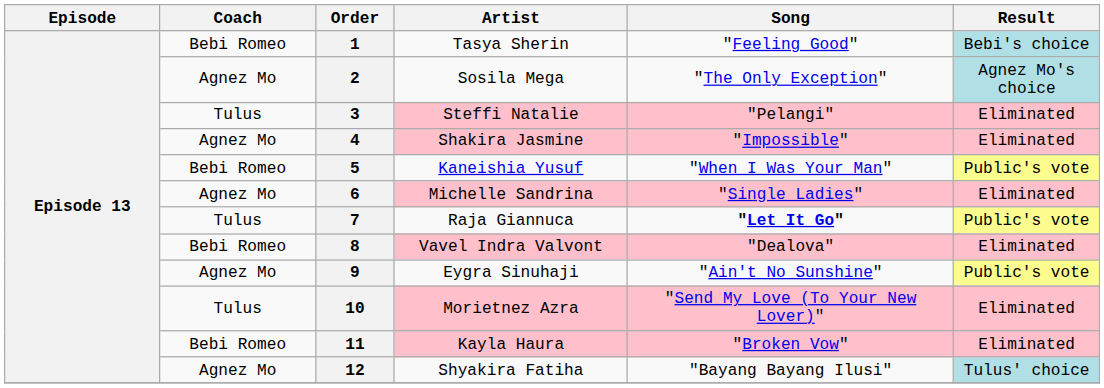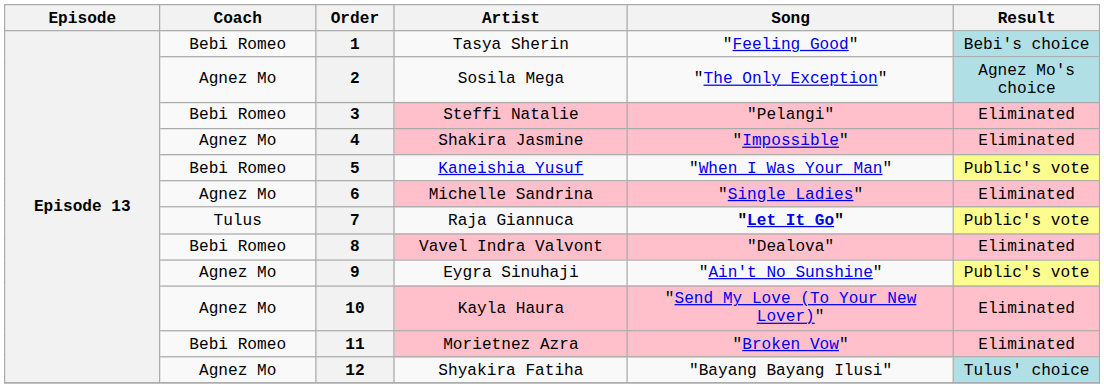(238, 115) Tulus -> (238, 115) Bebi Romeo
(238, 308) Tulus -> (238, 308) Agnez Mo
(511, 308) Morietnez Azra -> (511, 308) Kayla Haura
(511, 344) Kayla Haura -> (511, 344) Morietnez Azra
